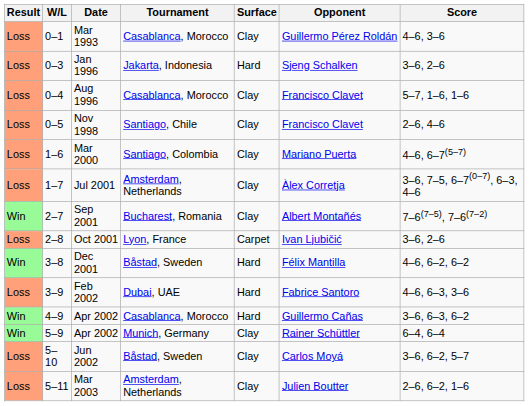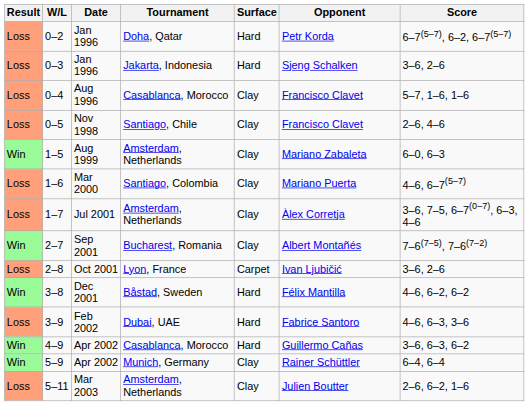- row: (54, 36)
+ row: (54, 36)
+ row: (54, 154)
- row: (51, 356)
